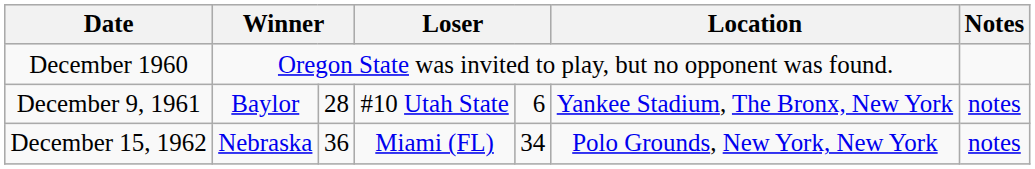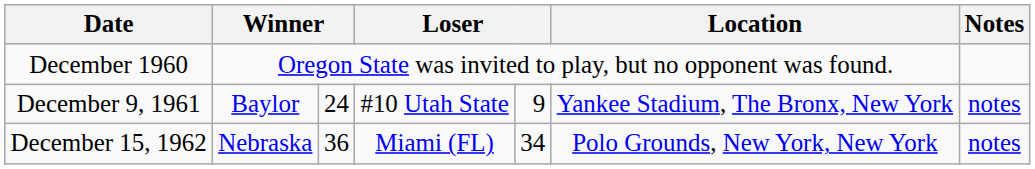(336, 103) 28 -> (336, 103) 24
(539, 103) 6 -> (539, 103) 9
